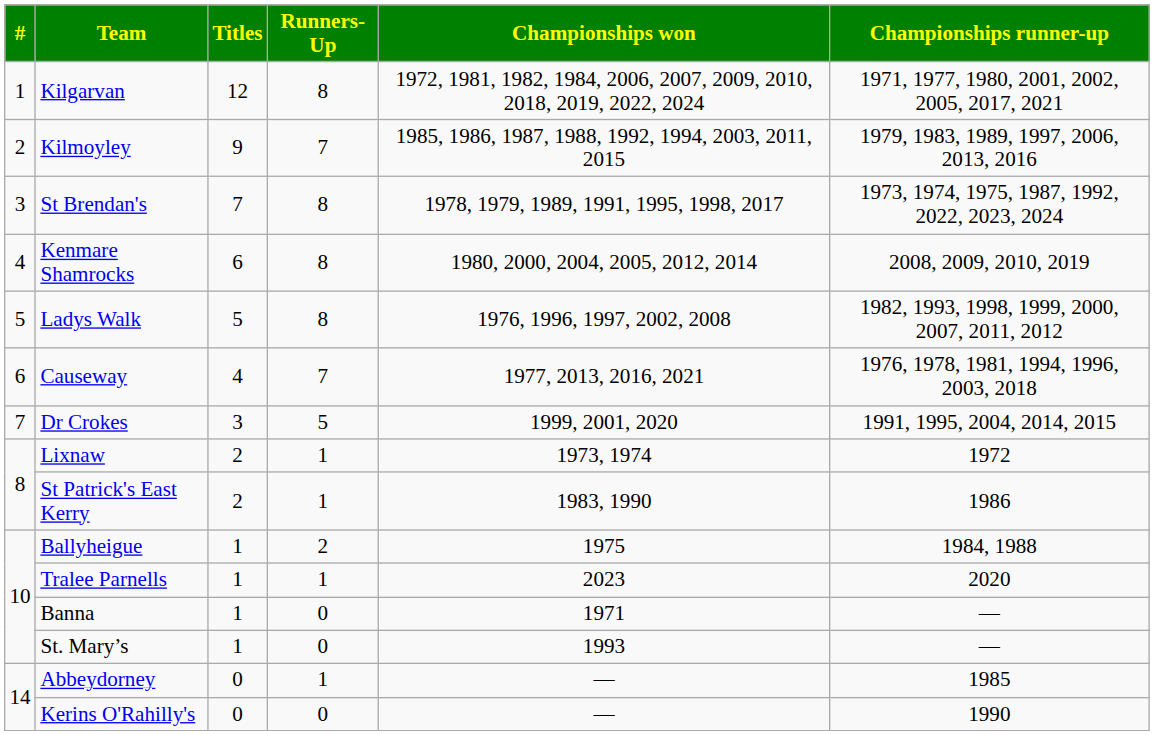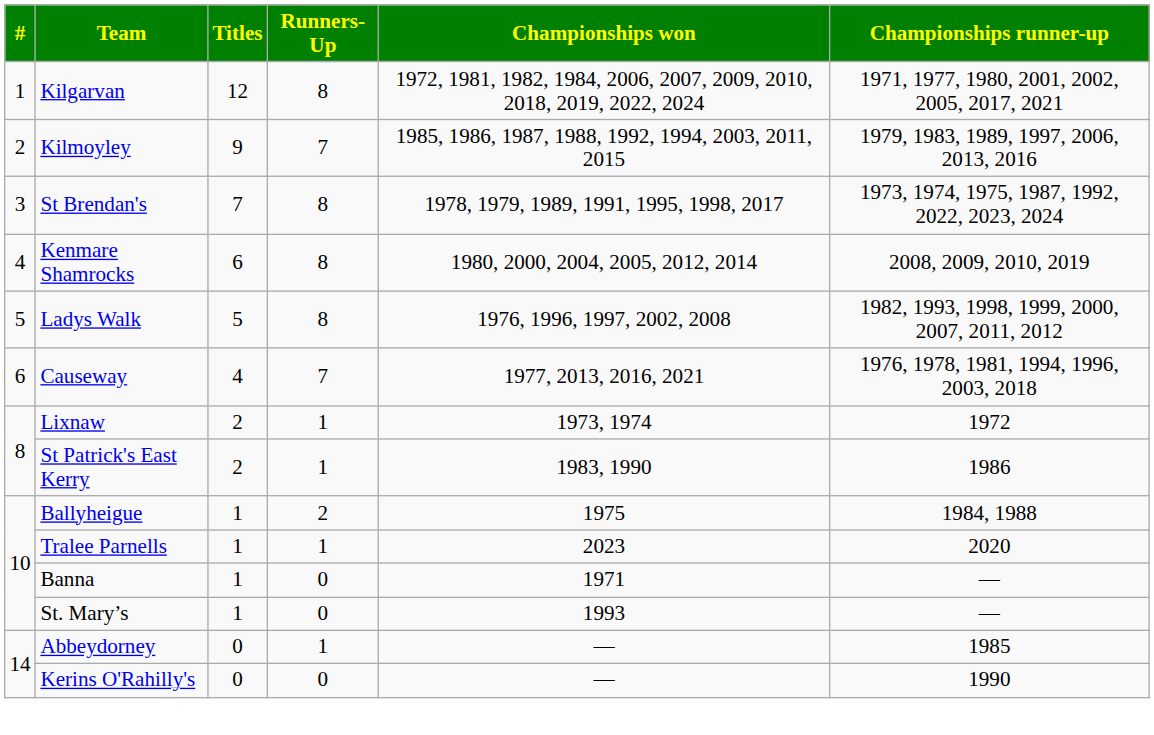- row: (84, 422)
